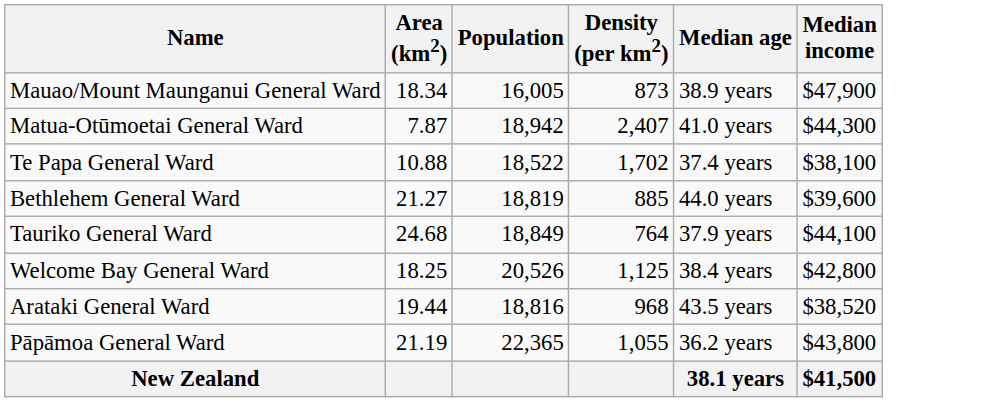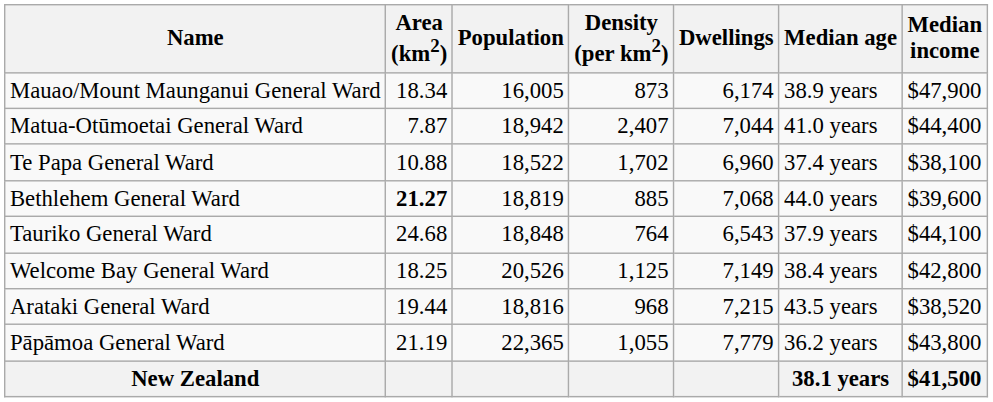+ column: (726, 38)
(839, 126) $44,300 -> (944, 126) $44,400
(422, 198) normal -> (422, 198) bold
(533, 234) 18,849 -> (533, 234) 18,848
